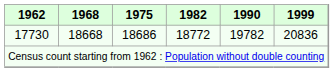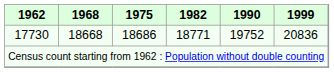(193, 35) 18772 -> (193, 35) 18771
(247, 35) 19782 -> (247, 35) 19752
